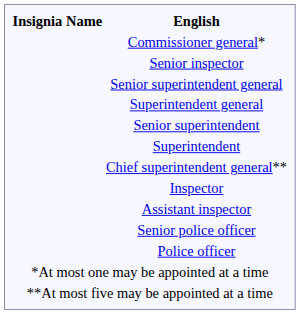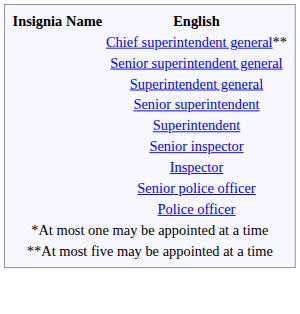- row: (196, 42)
rows swapped: (196, 167) <-> (196, 62)
- row: (196, 209)
